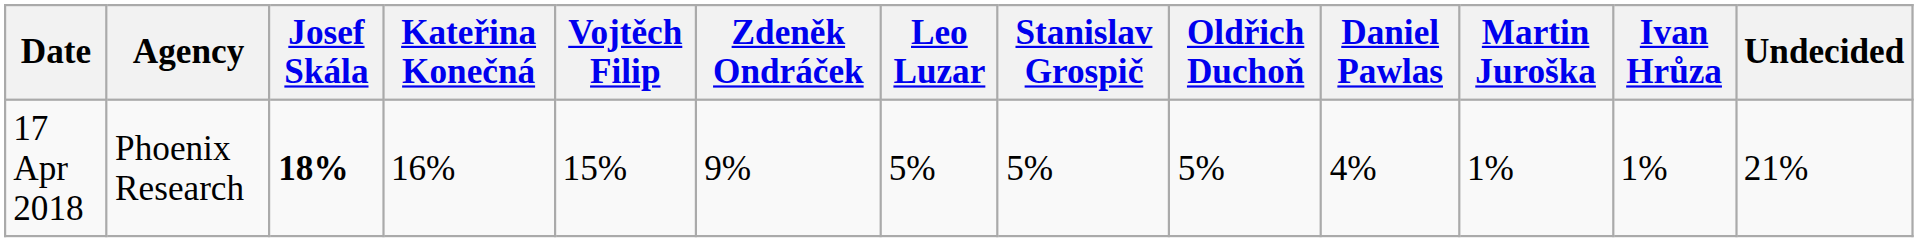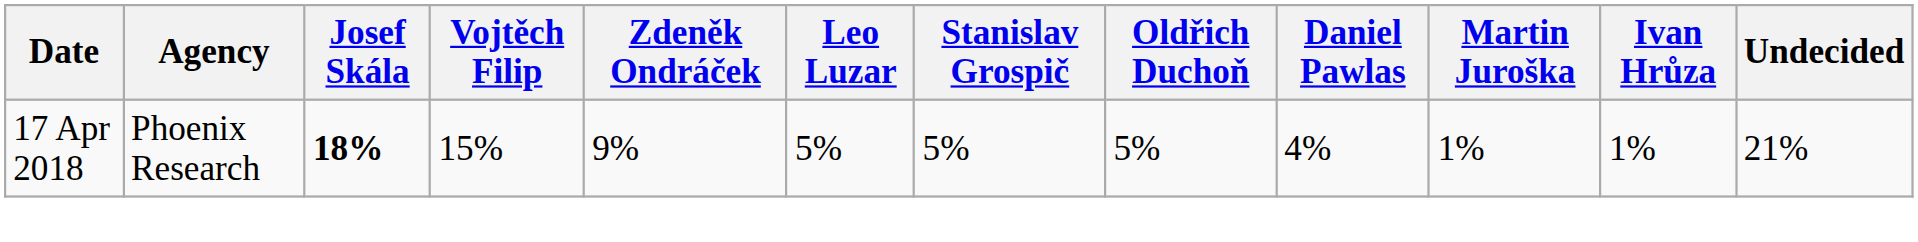- column: (469, 52)
